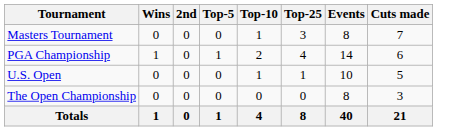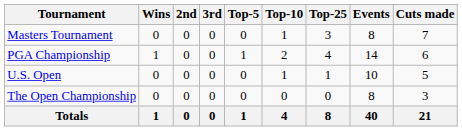+ column: (212, 14)
